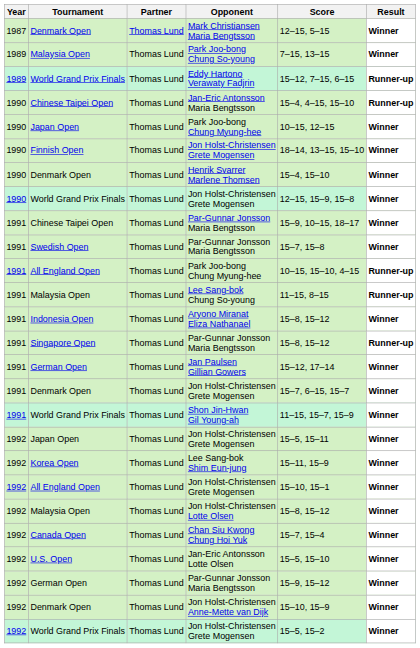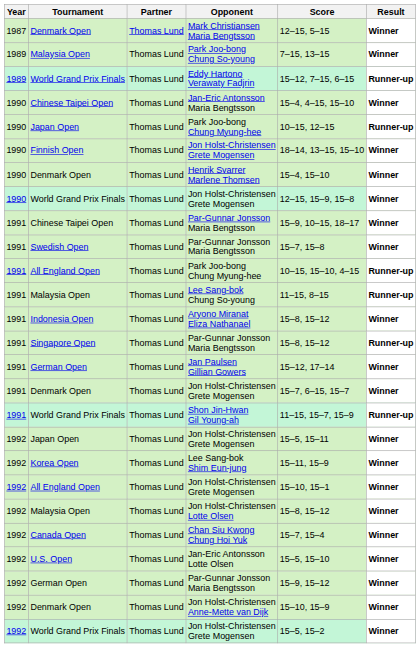(391, 103) Runner-up -> (383, 103) Winner
(383, 127) Winner -> (391, 127) Runner-up
(383, 415) Winner -> (391, 415) Runner-up
